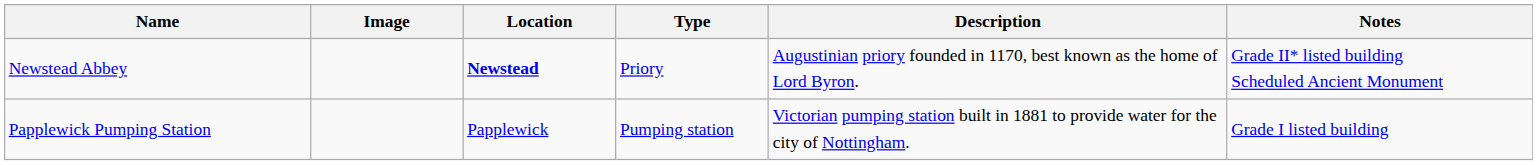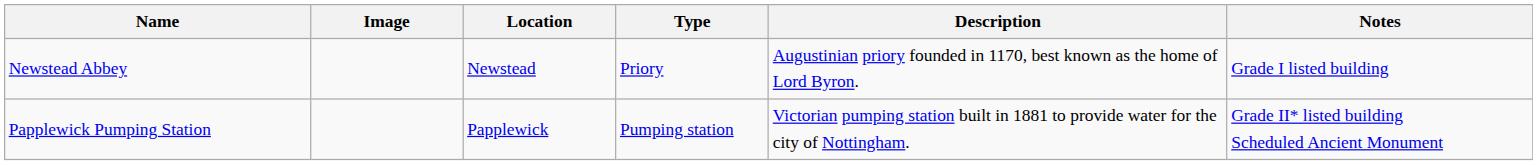(503, 69) bold -> (501, 69) normal
(1337, 69) Grade II* listed building Scheduled Ancient Monument -> (1310, 69) Grade I listed building
(1310, 129) Grade I listed building -> (1337, 129) Grade II* listed building Scheduled Ancient Monument
